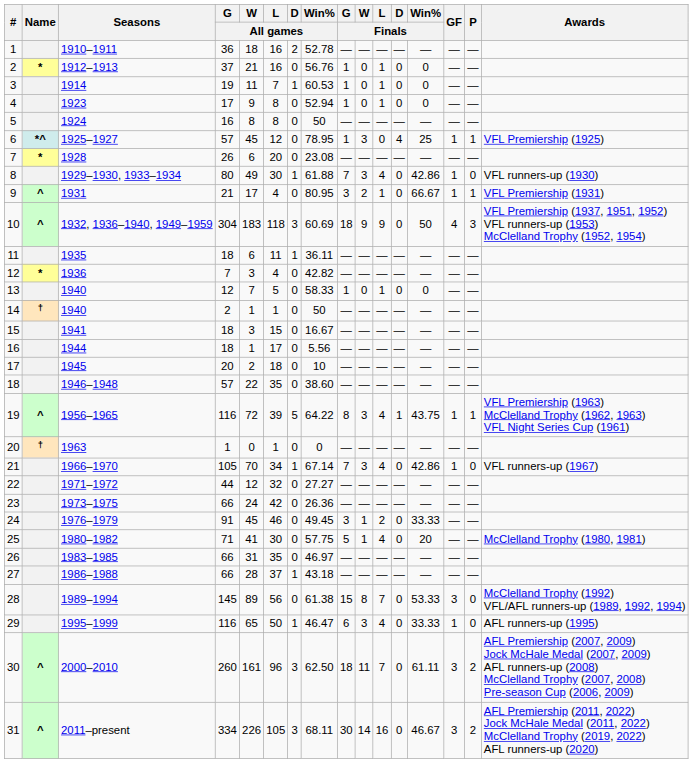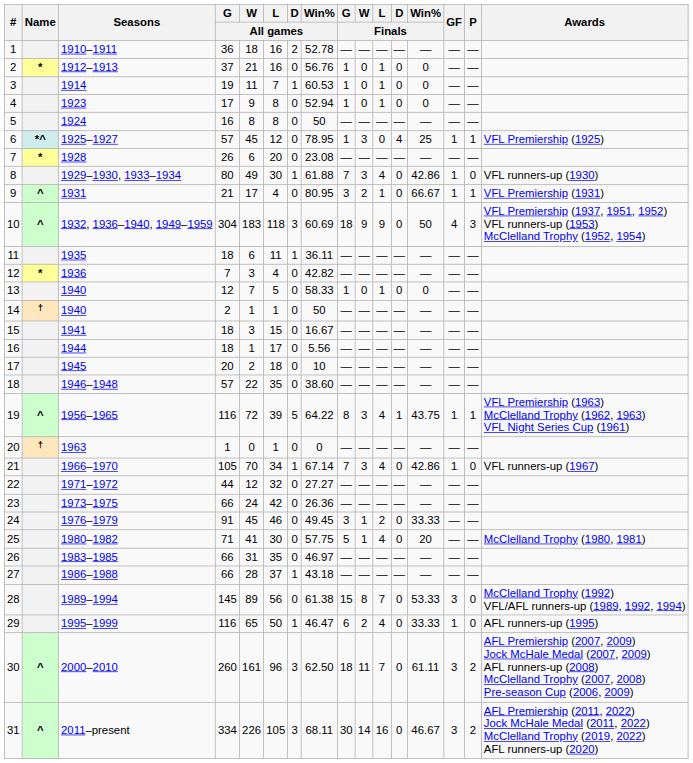(364, 624) 3 -> (364, 624) 2
